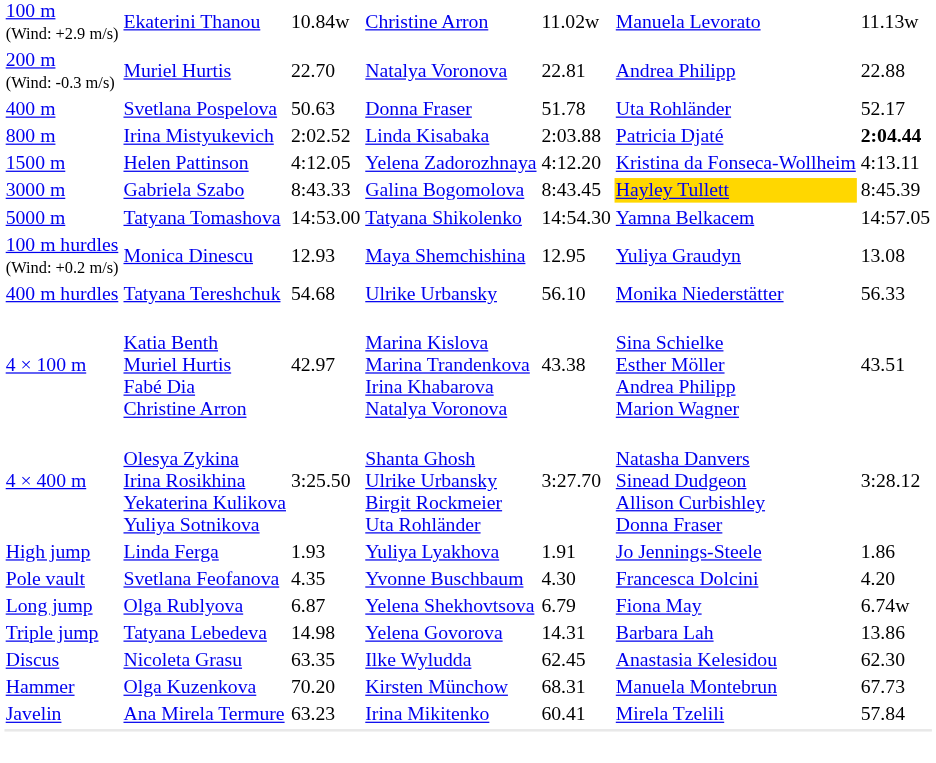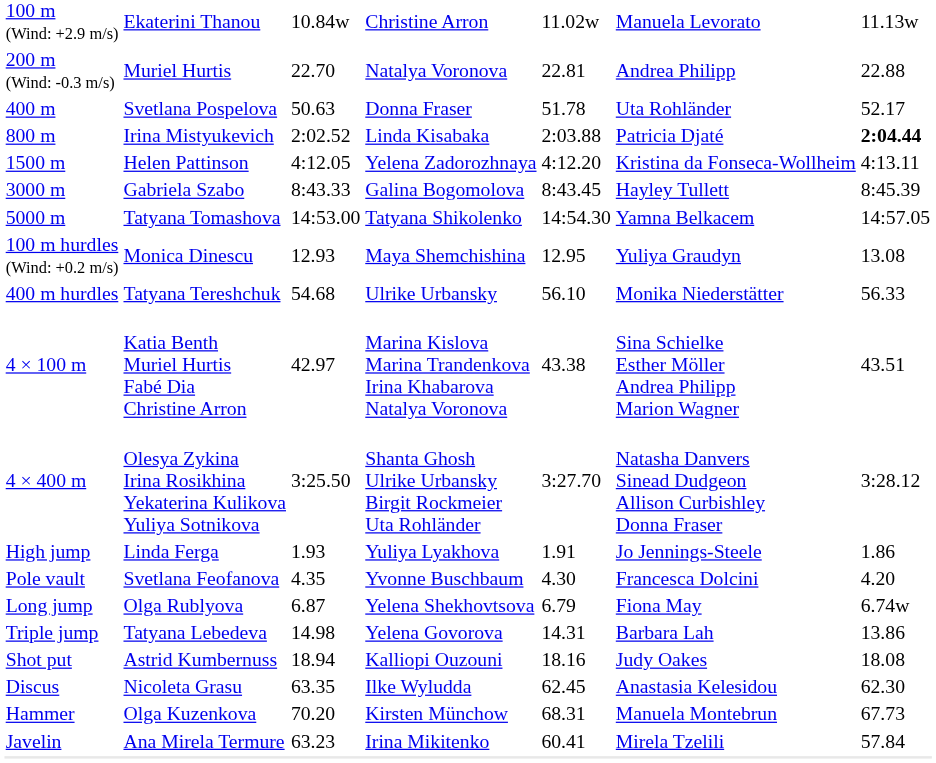(672, 190) gold background -> (672, 190) no background
+ row: (39, 660)
